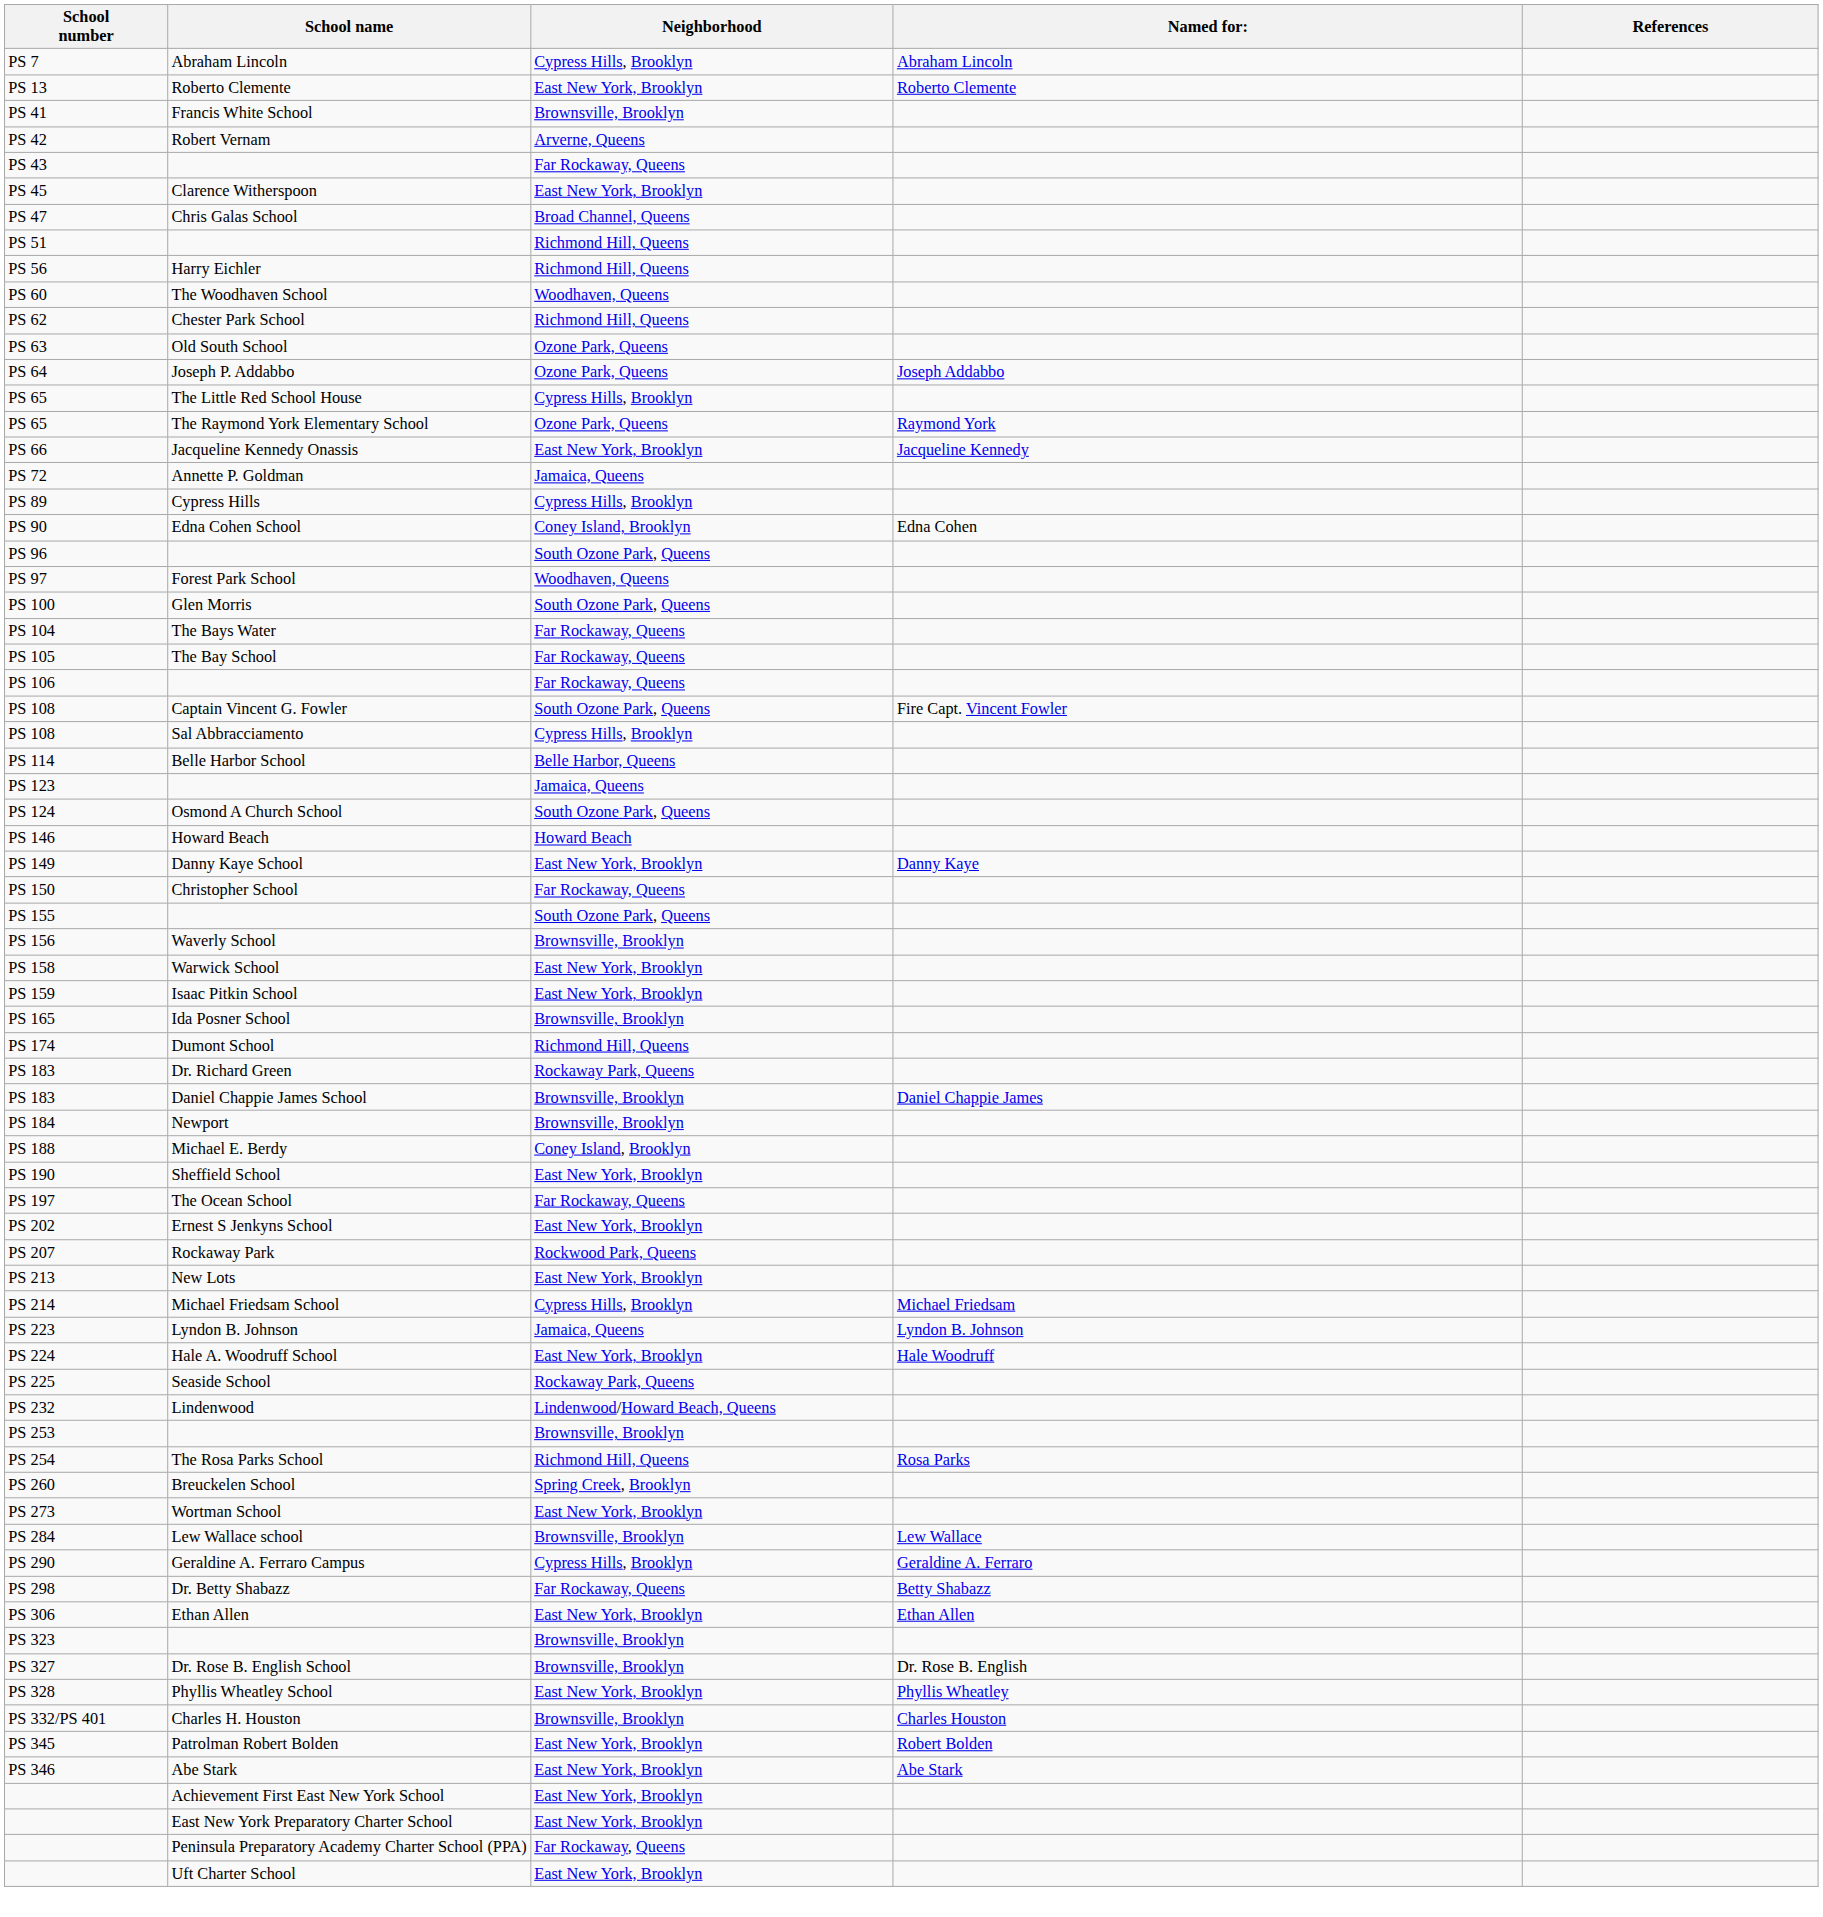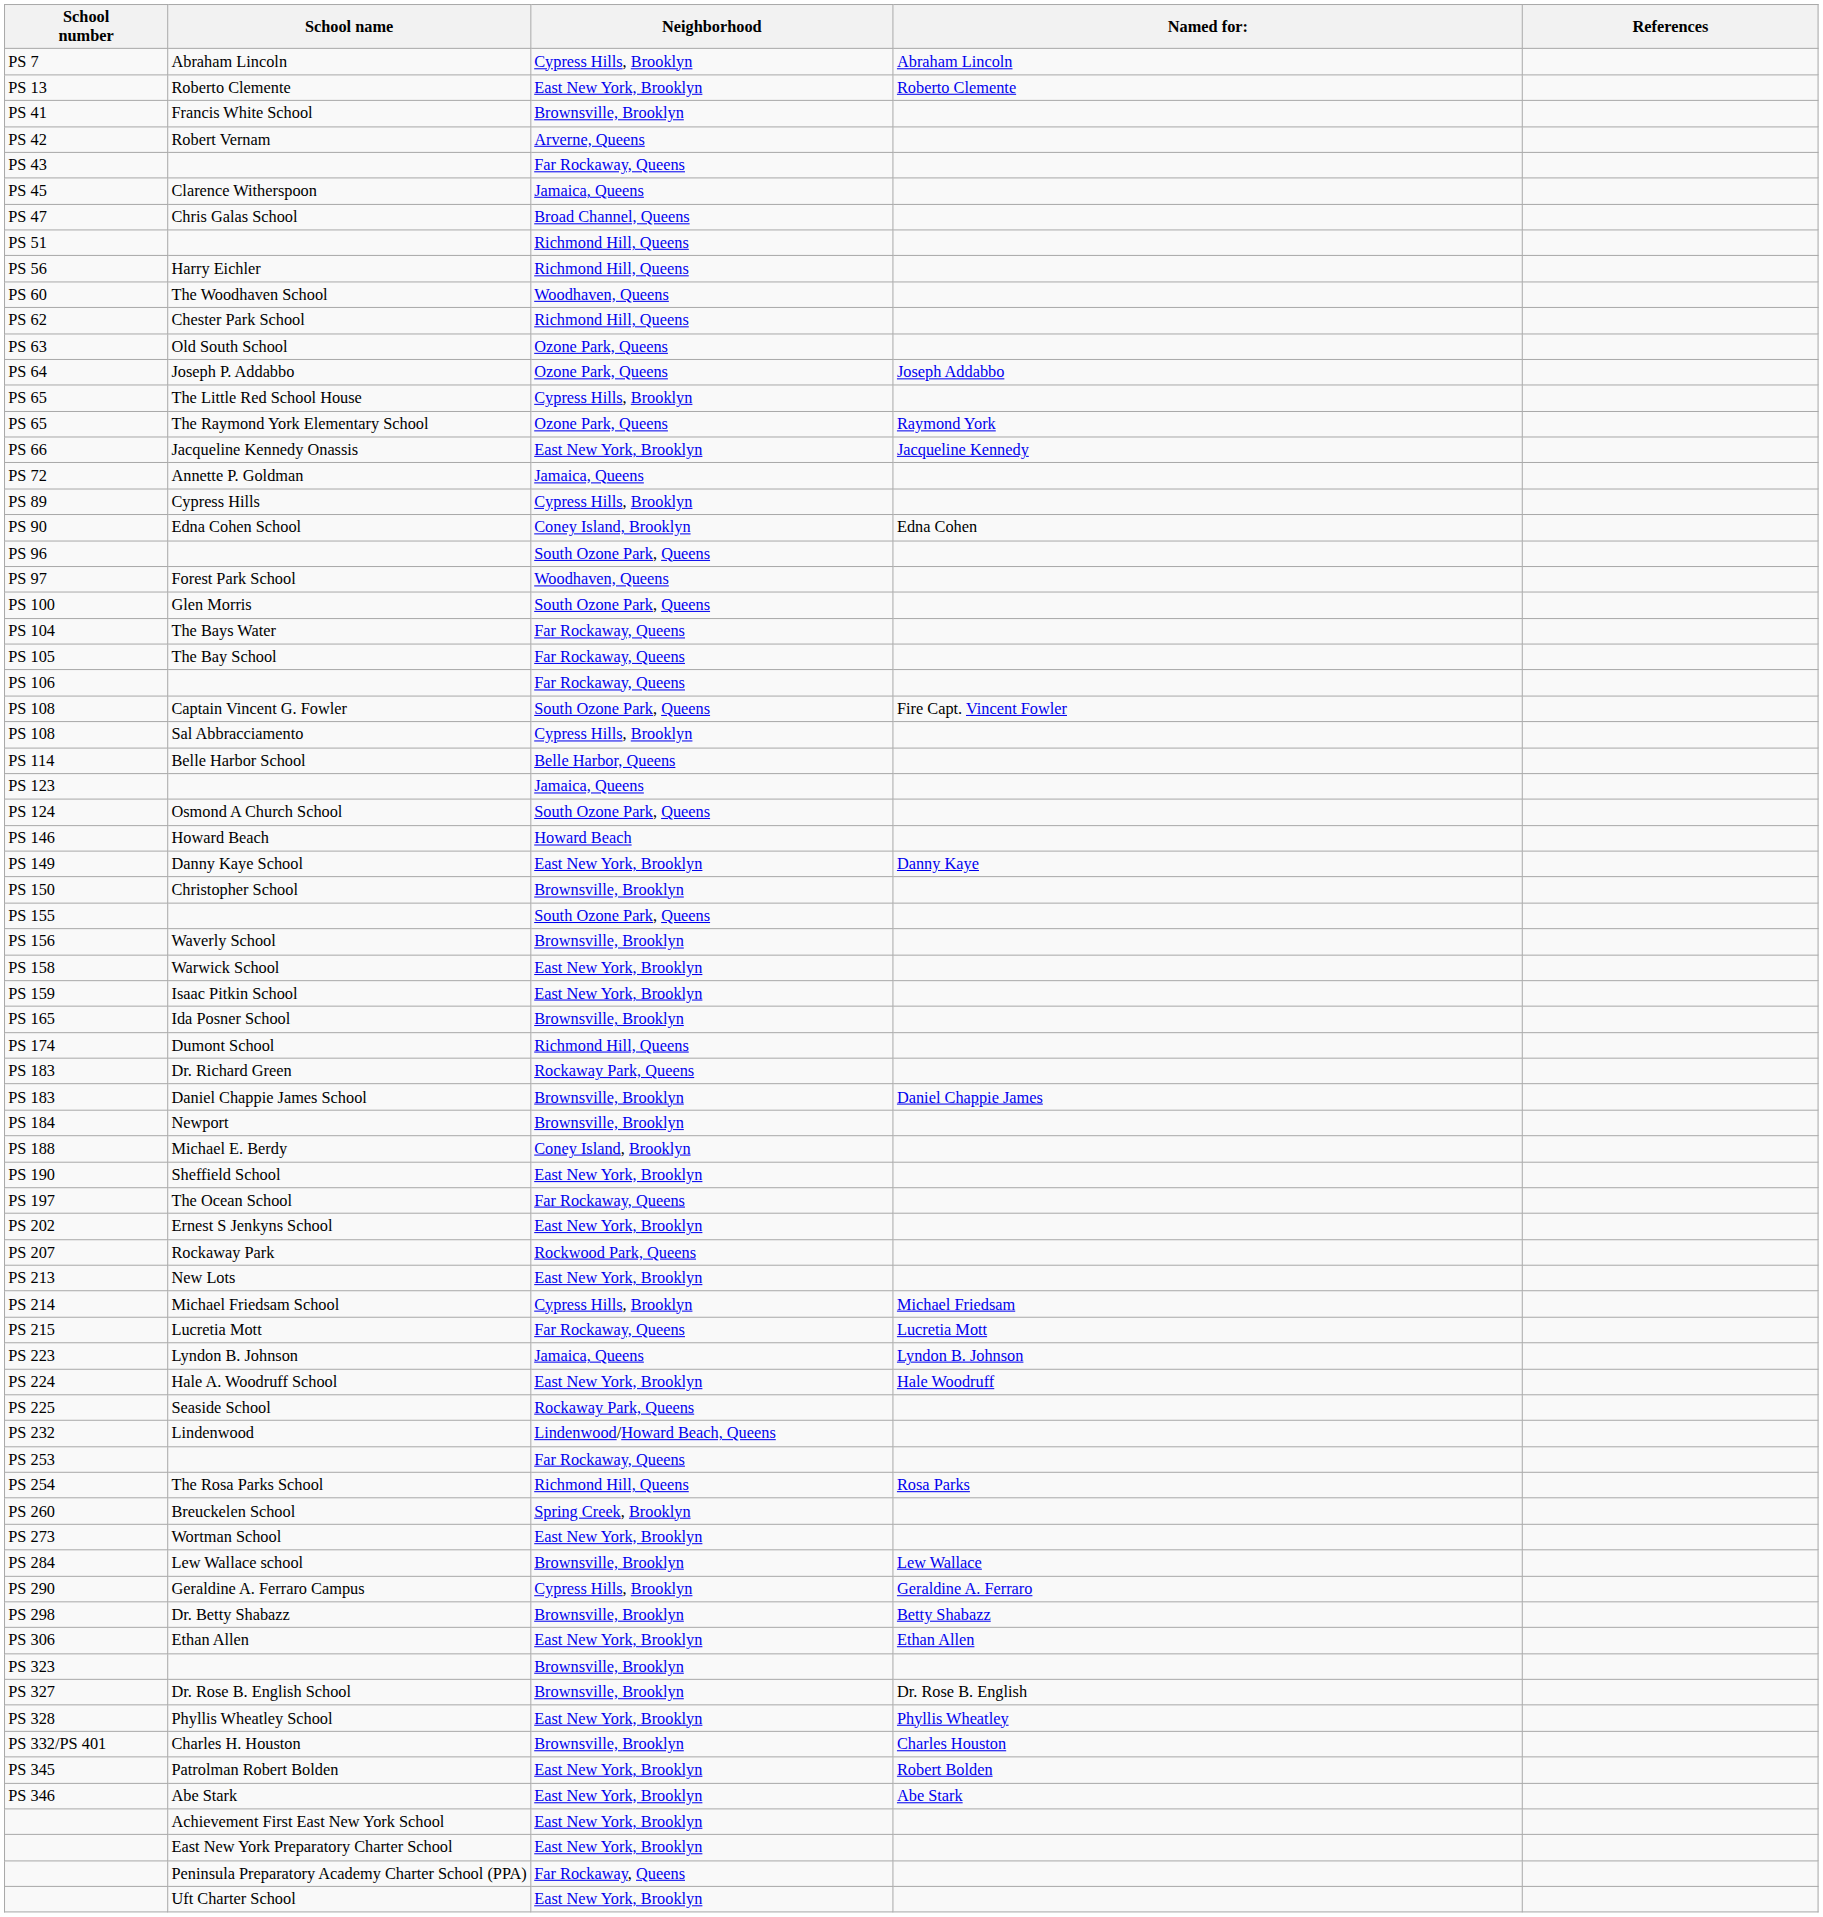(618, 191) East New York, Brooklyn -> (589, 191) Jamaica, Queens
(610, 889) Far Rockaway, Queens -> (609, 889) Brownsville, Brooklyn
+ row: (32, 1329)
(609, 1433) Brownsville, Brooklyn -> (610, 1459) Far Rockaway, Queens
(610, 1588) Far Rockaway, Queens -> (609, 1614) Brownsville, Brooklyn
